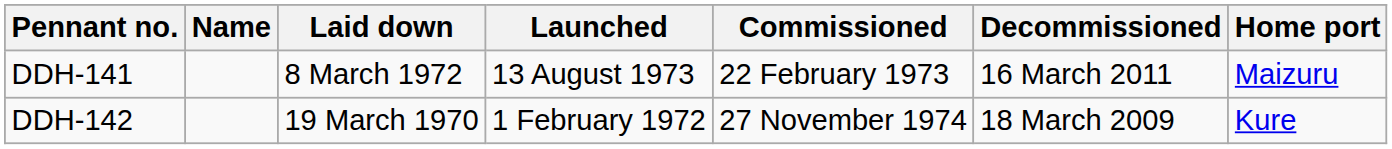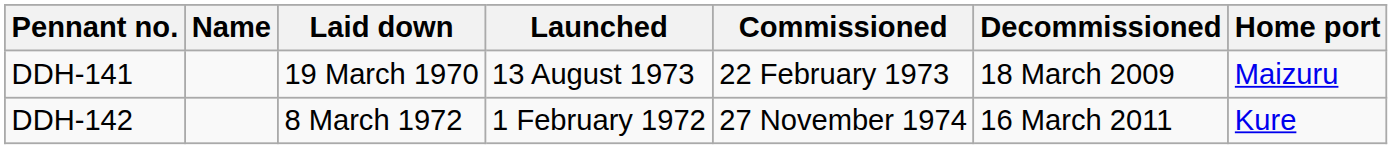(373, 73) 8 March 1972 -> (382, 73) 19 March 1970
(1076, 73) 16 March 2011 -> (1077, 73) 18 March 2009
(382, 119) 19 March 1970 -> (373, 119) 8 March 1972
(1077, 119) 18 March 2009 -> (1076, 119) 16 March 2011
